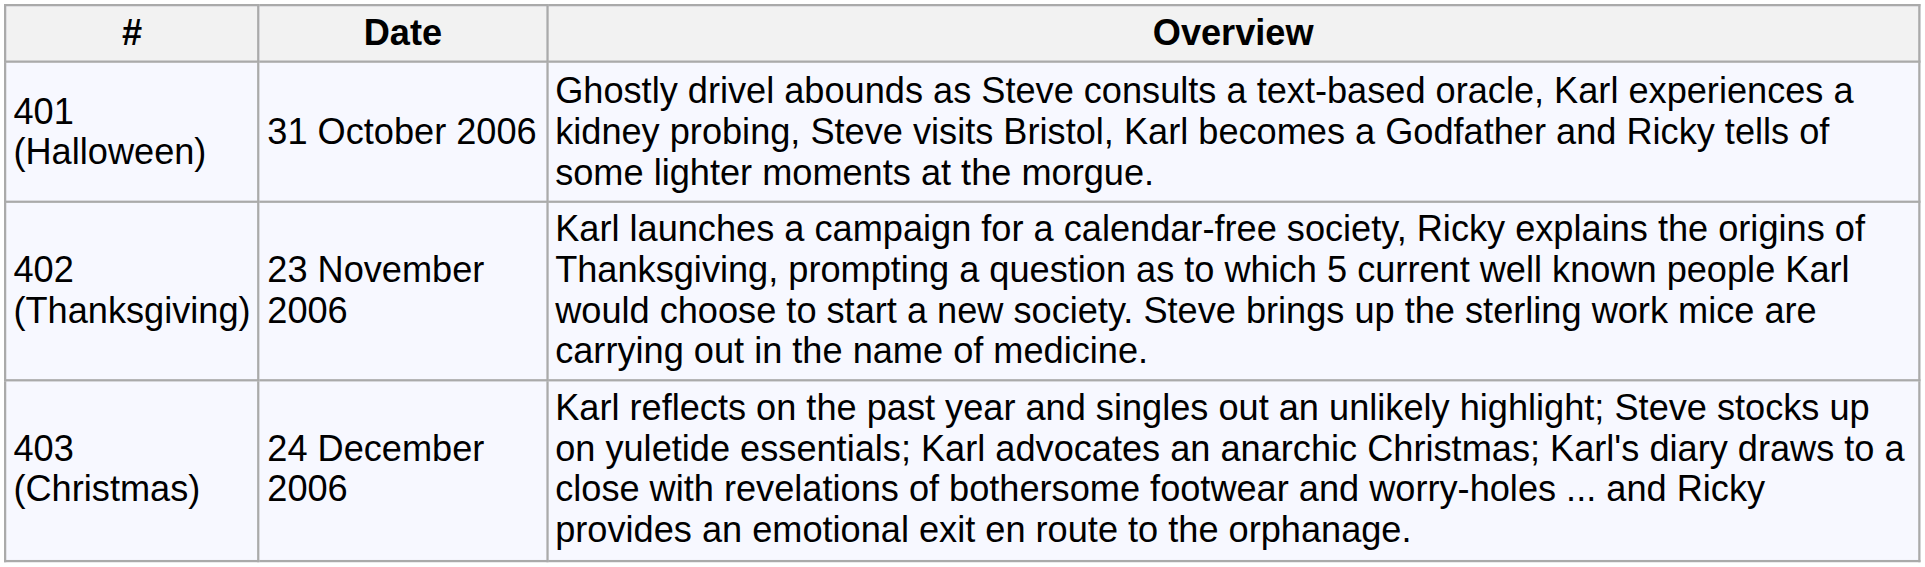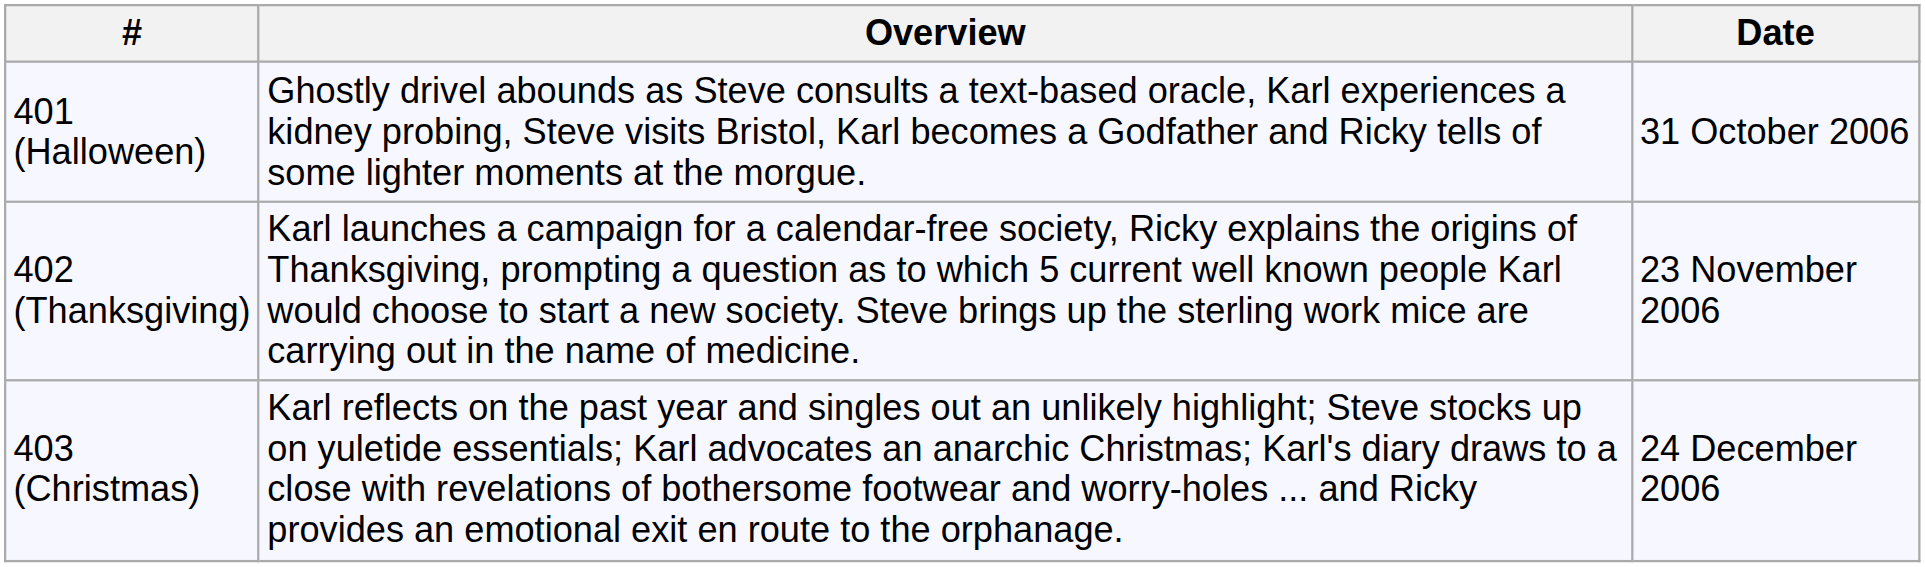columns swapped: (403, 33) <-> (1233, 33)
